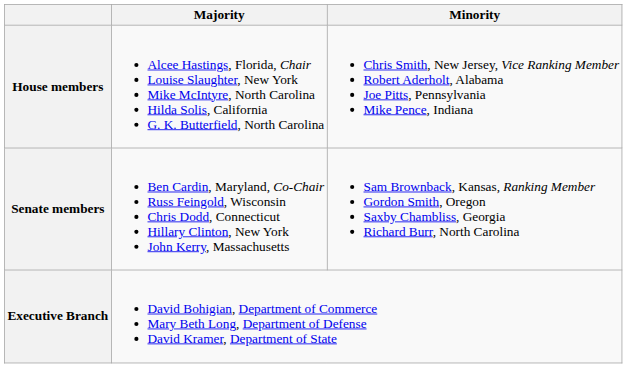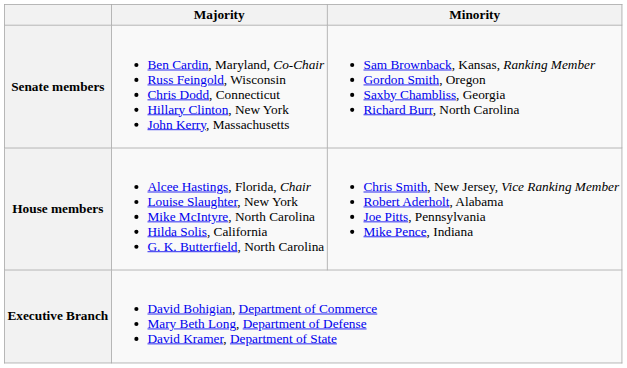rows swapped: (58, 209) <-> (58, 86)
